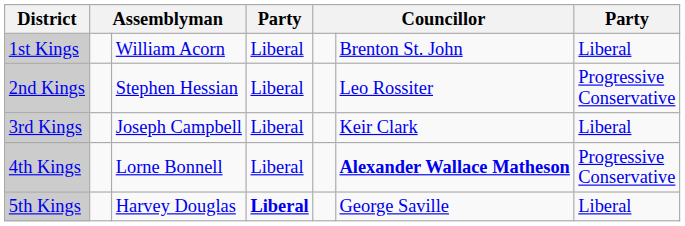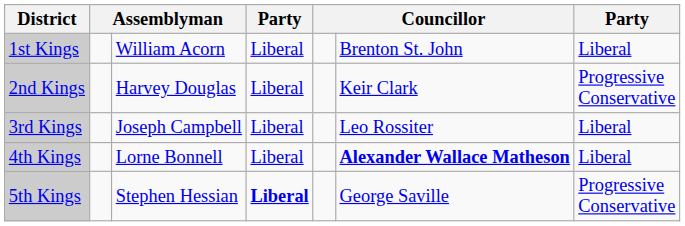(177, 87) Stephen Hessian -> (176, 87) Harvey Douglas
(386, 87) Leo Rossiter -> (379, 87) Keir Clark
(379, 127) Keir Clark -> (386, 127) Leo Rossiter
(627, 166) Progressive Conservative -> (605, 156) Liberal
(176, 206) Harvey Douglas -> (177, 196) Stephen Hessian
(605, 206) Liberal -> (627, 196) Progressive Conservative
